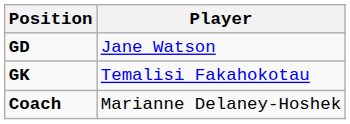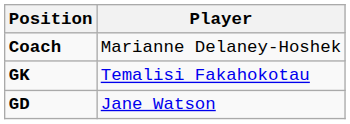rows swapped: (19, 47) <-> (35, 104)
